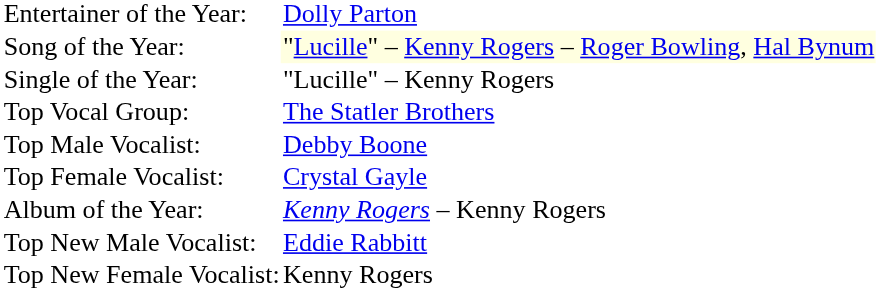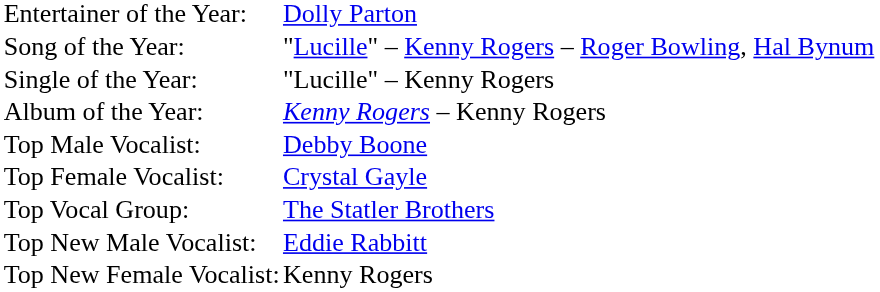(579, 46) lightyellow background -> (579, 46) no background
rows swapped: (104, 209) <-> (96, 111)
